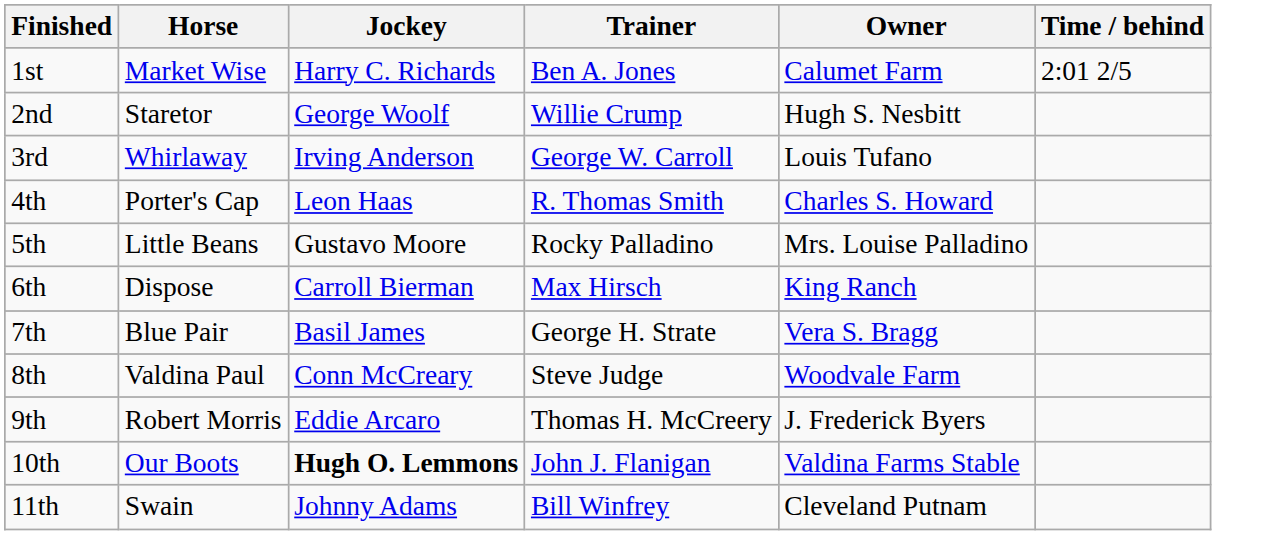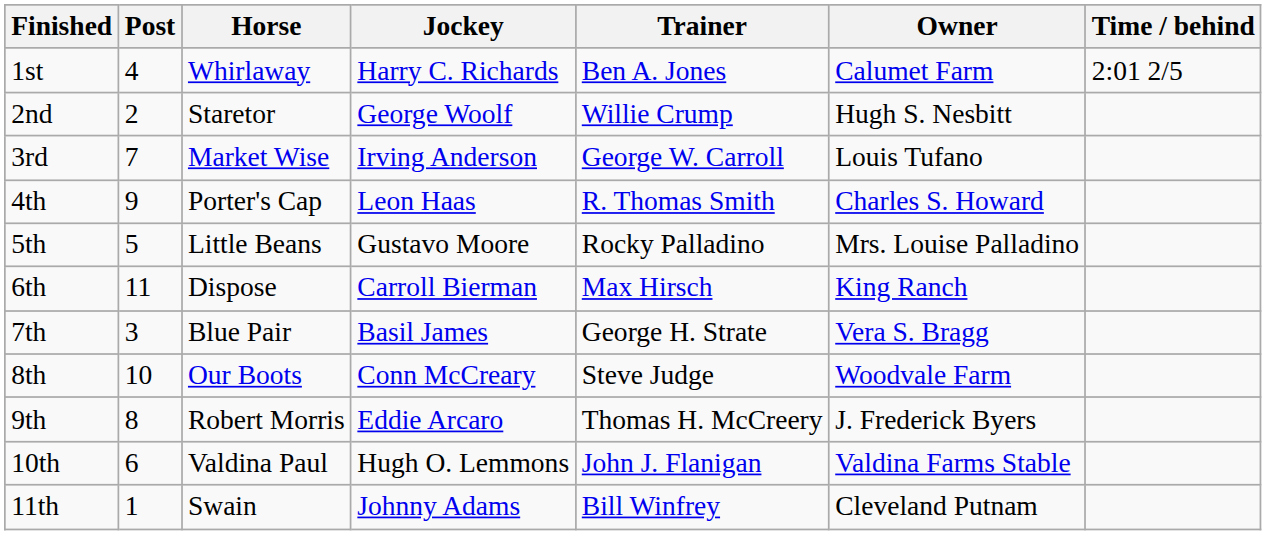+ column: (150, 26)
(195, 69) Market Wise -> (249, 69) Whirlaway
(186, 157) Whirlaway -> (259, 157) Market Wise
(195, 375) Valdina Paul -> (245, 375) Our Boots
(182, 462) Our Boots -> (258, 462) Valdina Paul
(406, 462) bold -> (463, 462) normal
